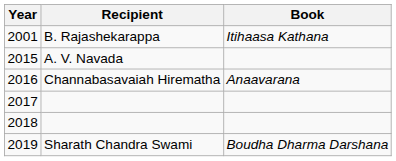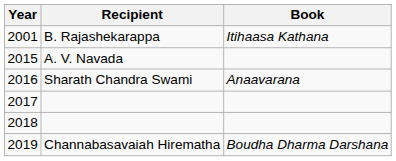(132, 79) Channabasavaiah Hirematha -> (118, 79) Sharath Chandra Swami
(118, 144) Sharath Chandra Swami -> (132, 144) Channabasavaiah Hirematha
